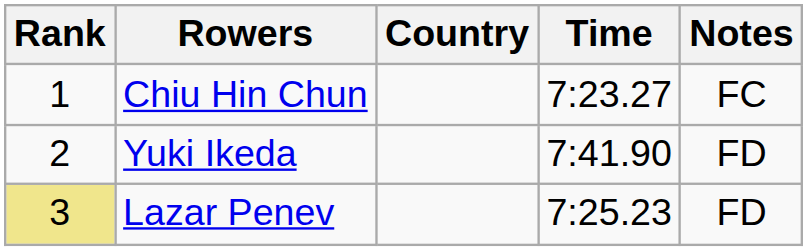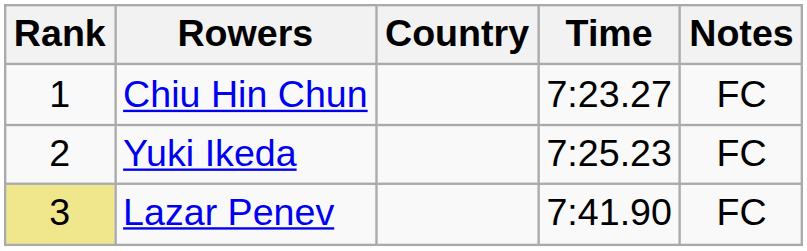(609, 153) 7:41.90 -> (609, 153) 7:25.23
(741, 153) FD -> (741, 153) FC
(609, 213) 7:25.23 -> (609, 213) 7:41.90
(741, 213) FD -> (741, 213) FC
